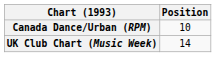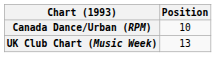(185, 44) 14 -> (185, 44) 13
